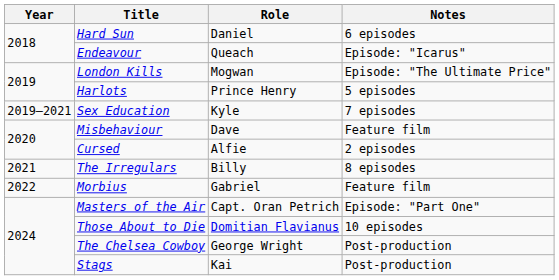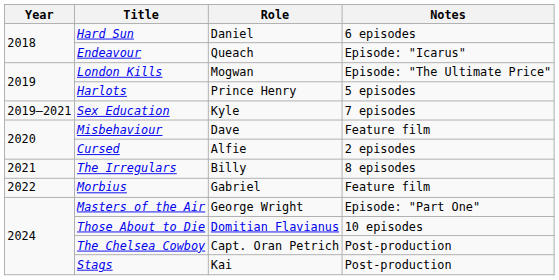(275, 207) Capt. Oran Petrich -> (257, 207) George Wright
(257, 245) George Wright -> (275, 245) Capt. Oran Petrich
